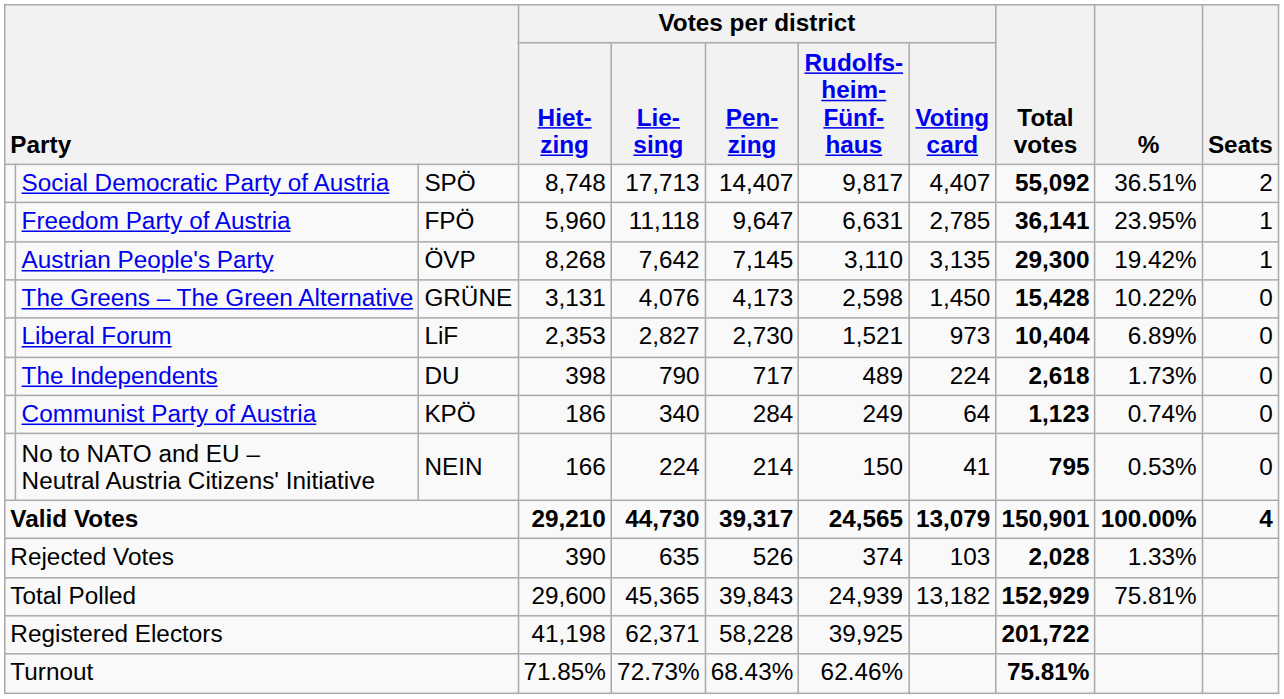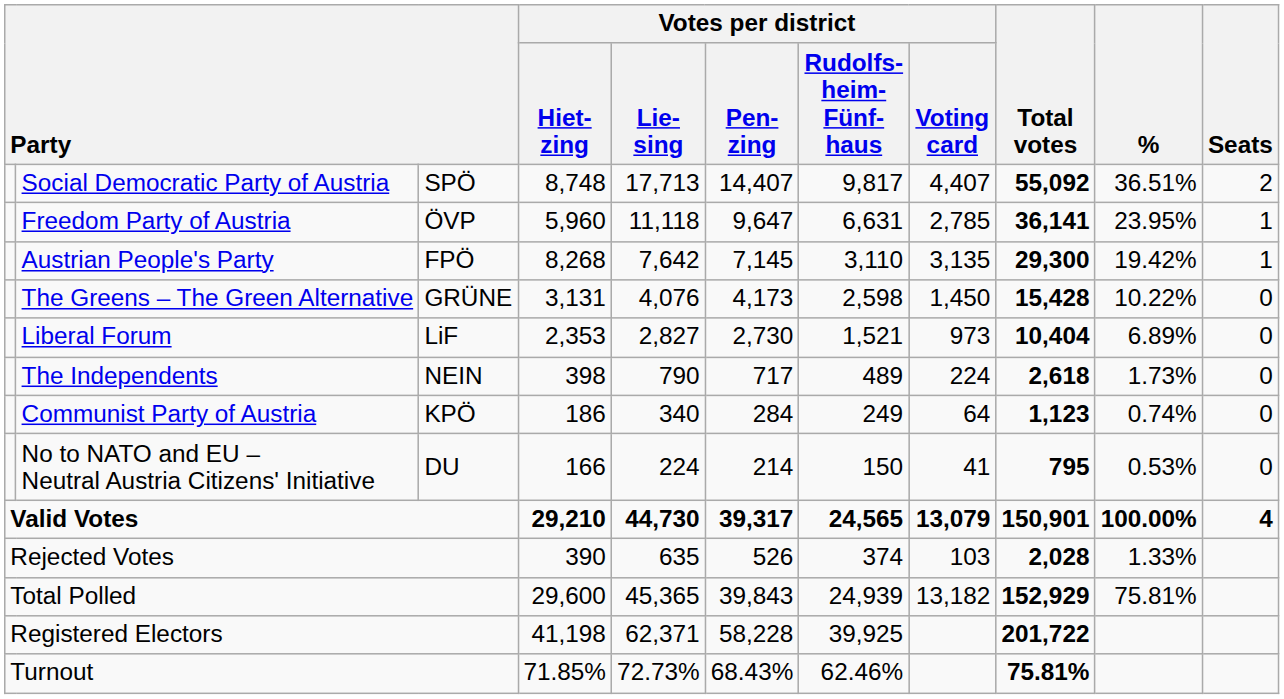(449, 221) FPÖ -> (450, 221) ÖVP
(450, 260) ÖVP -> (449, 260) FPÖ
(442, 375) DU -> (453, 375) NEIN
(453, 466) NEIN -> (442, 466) DU
